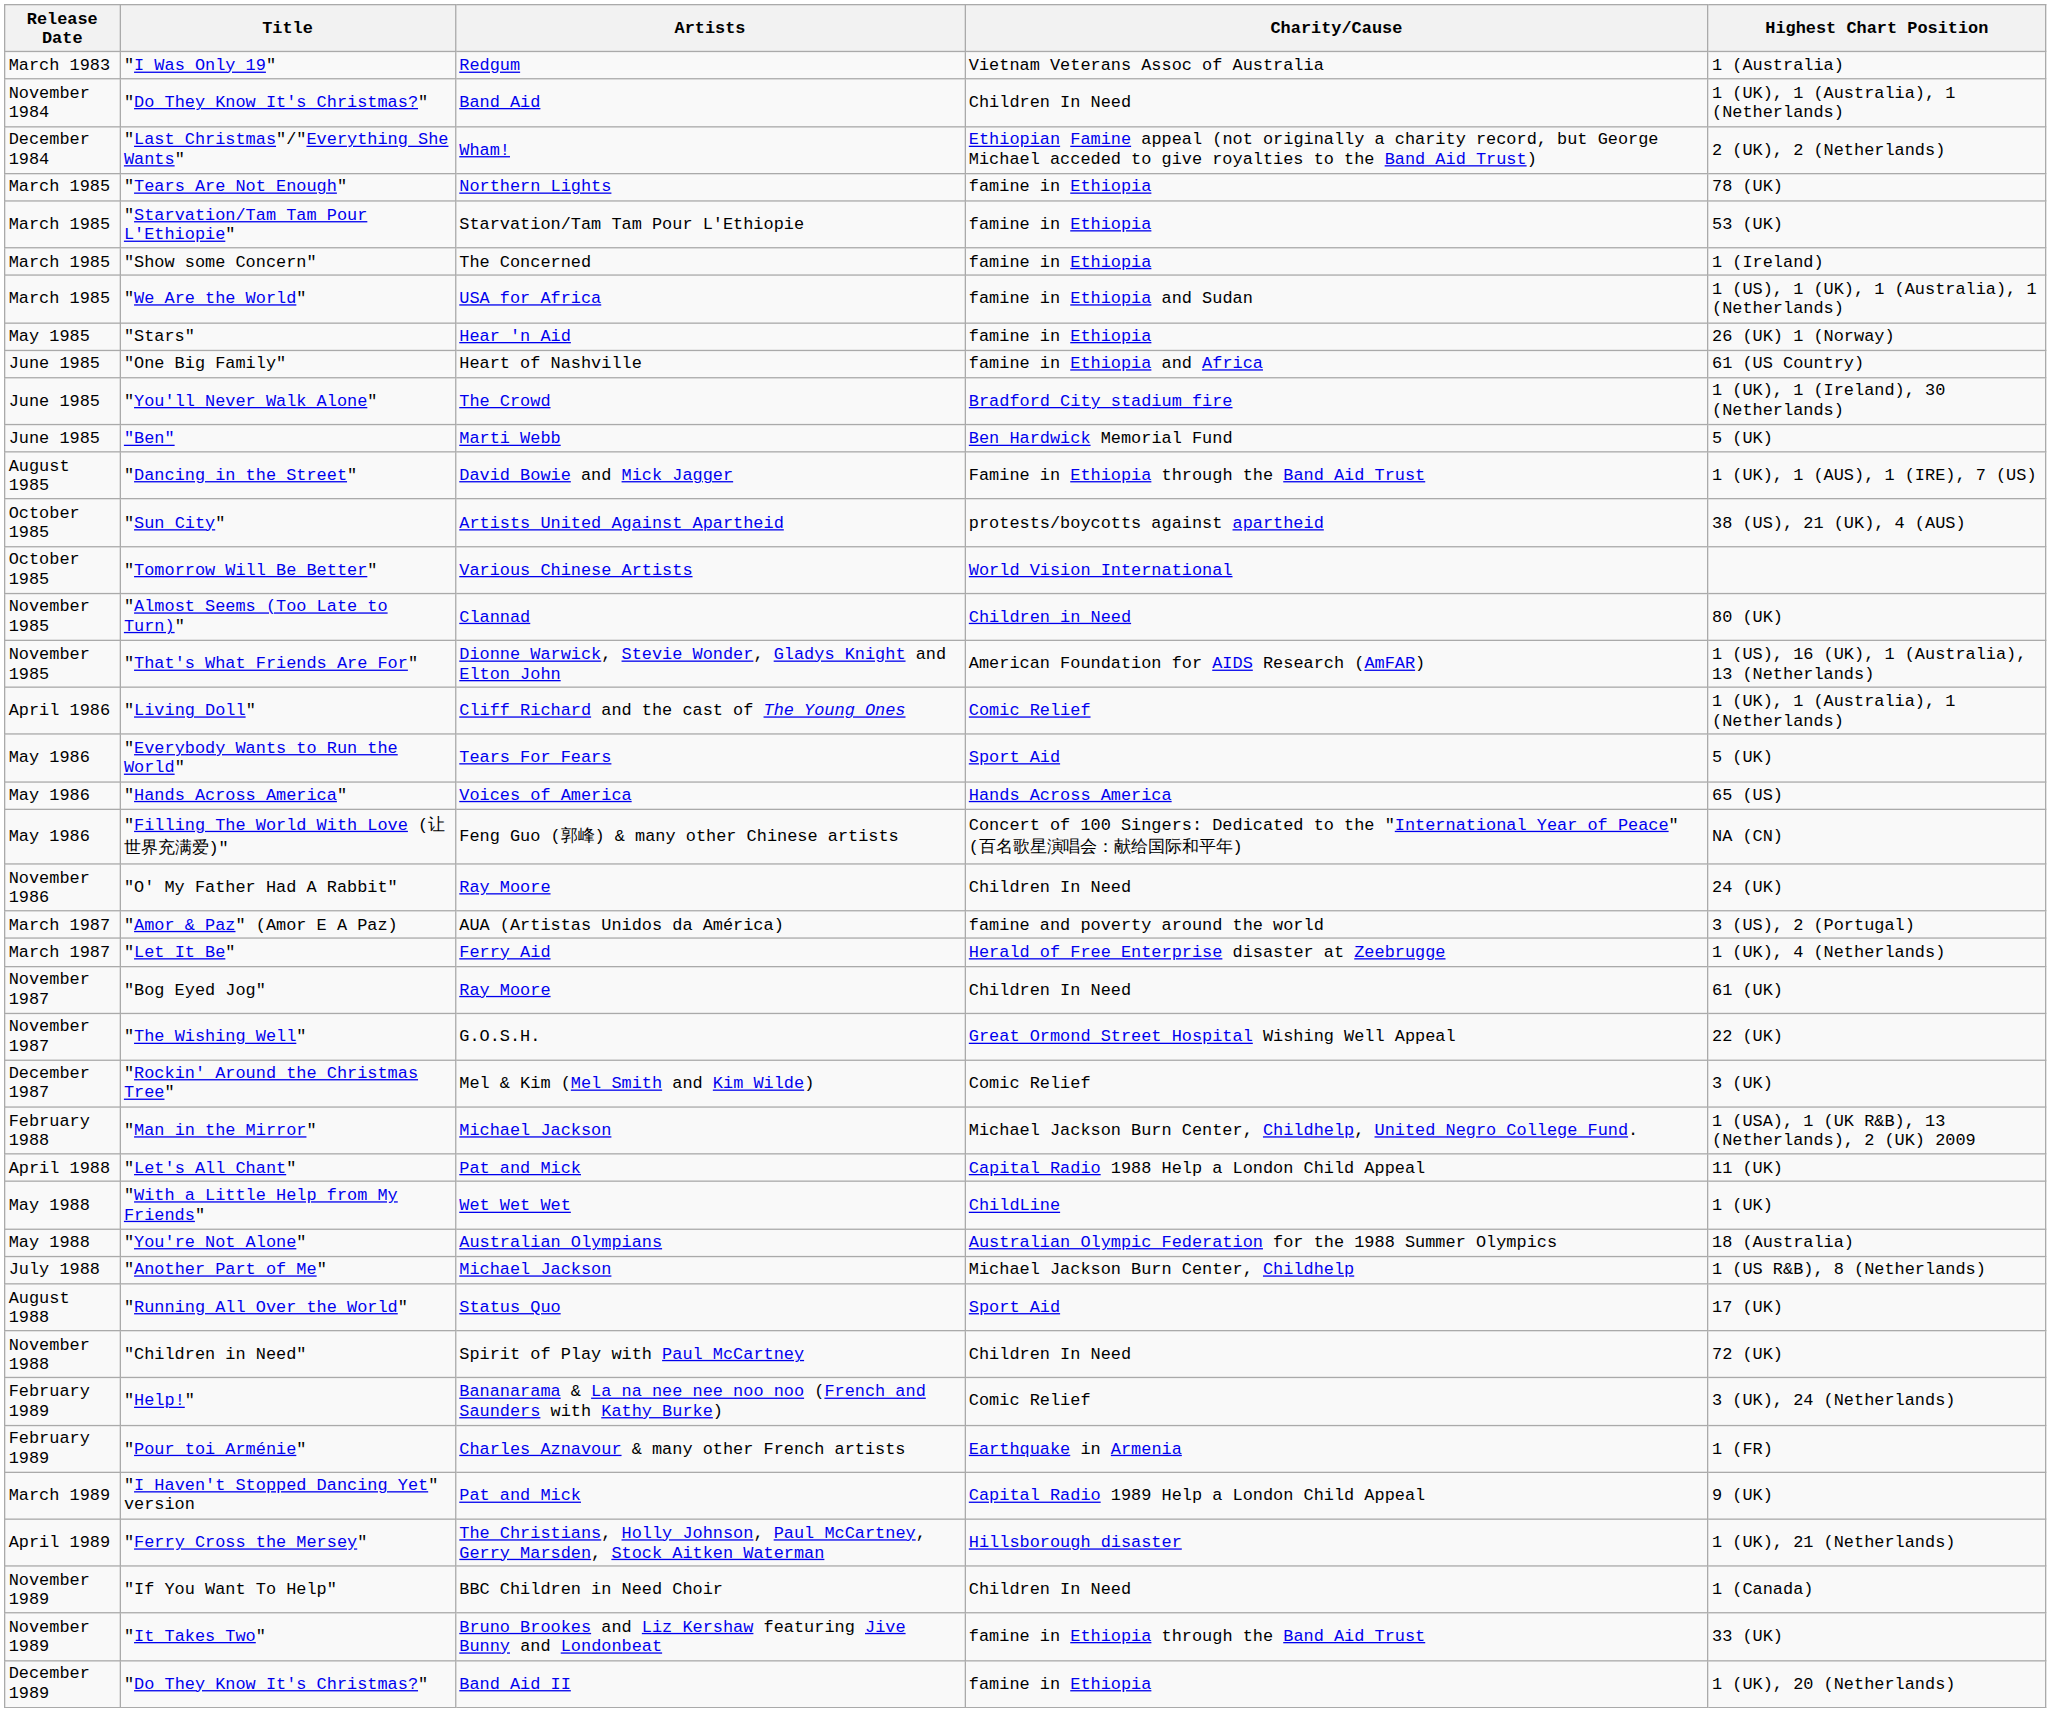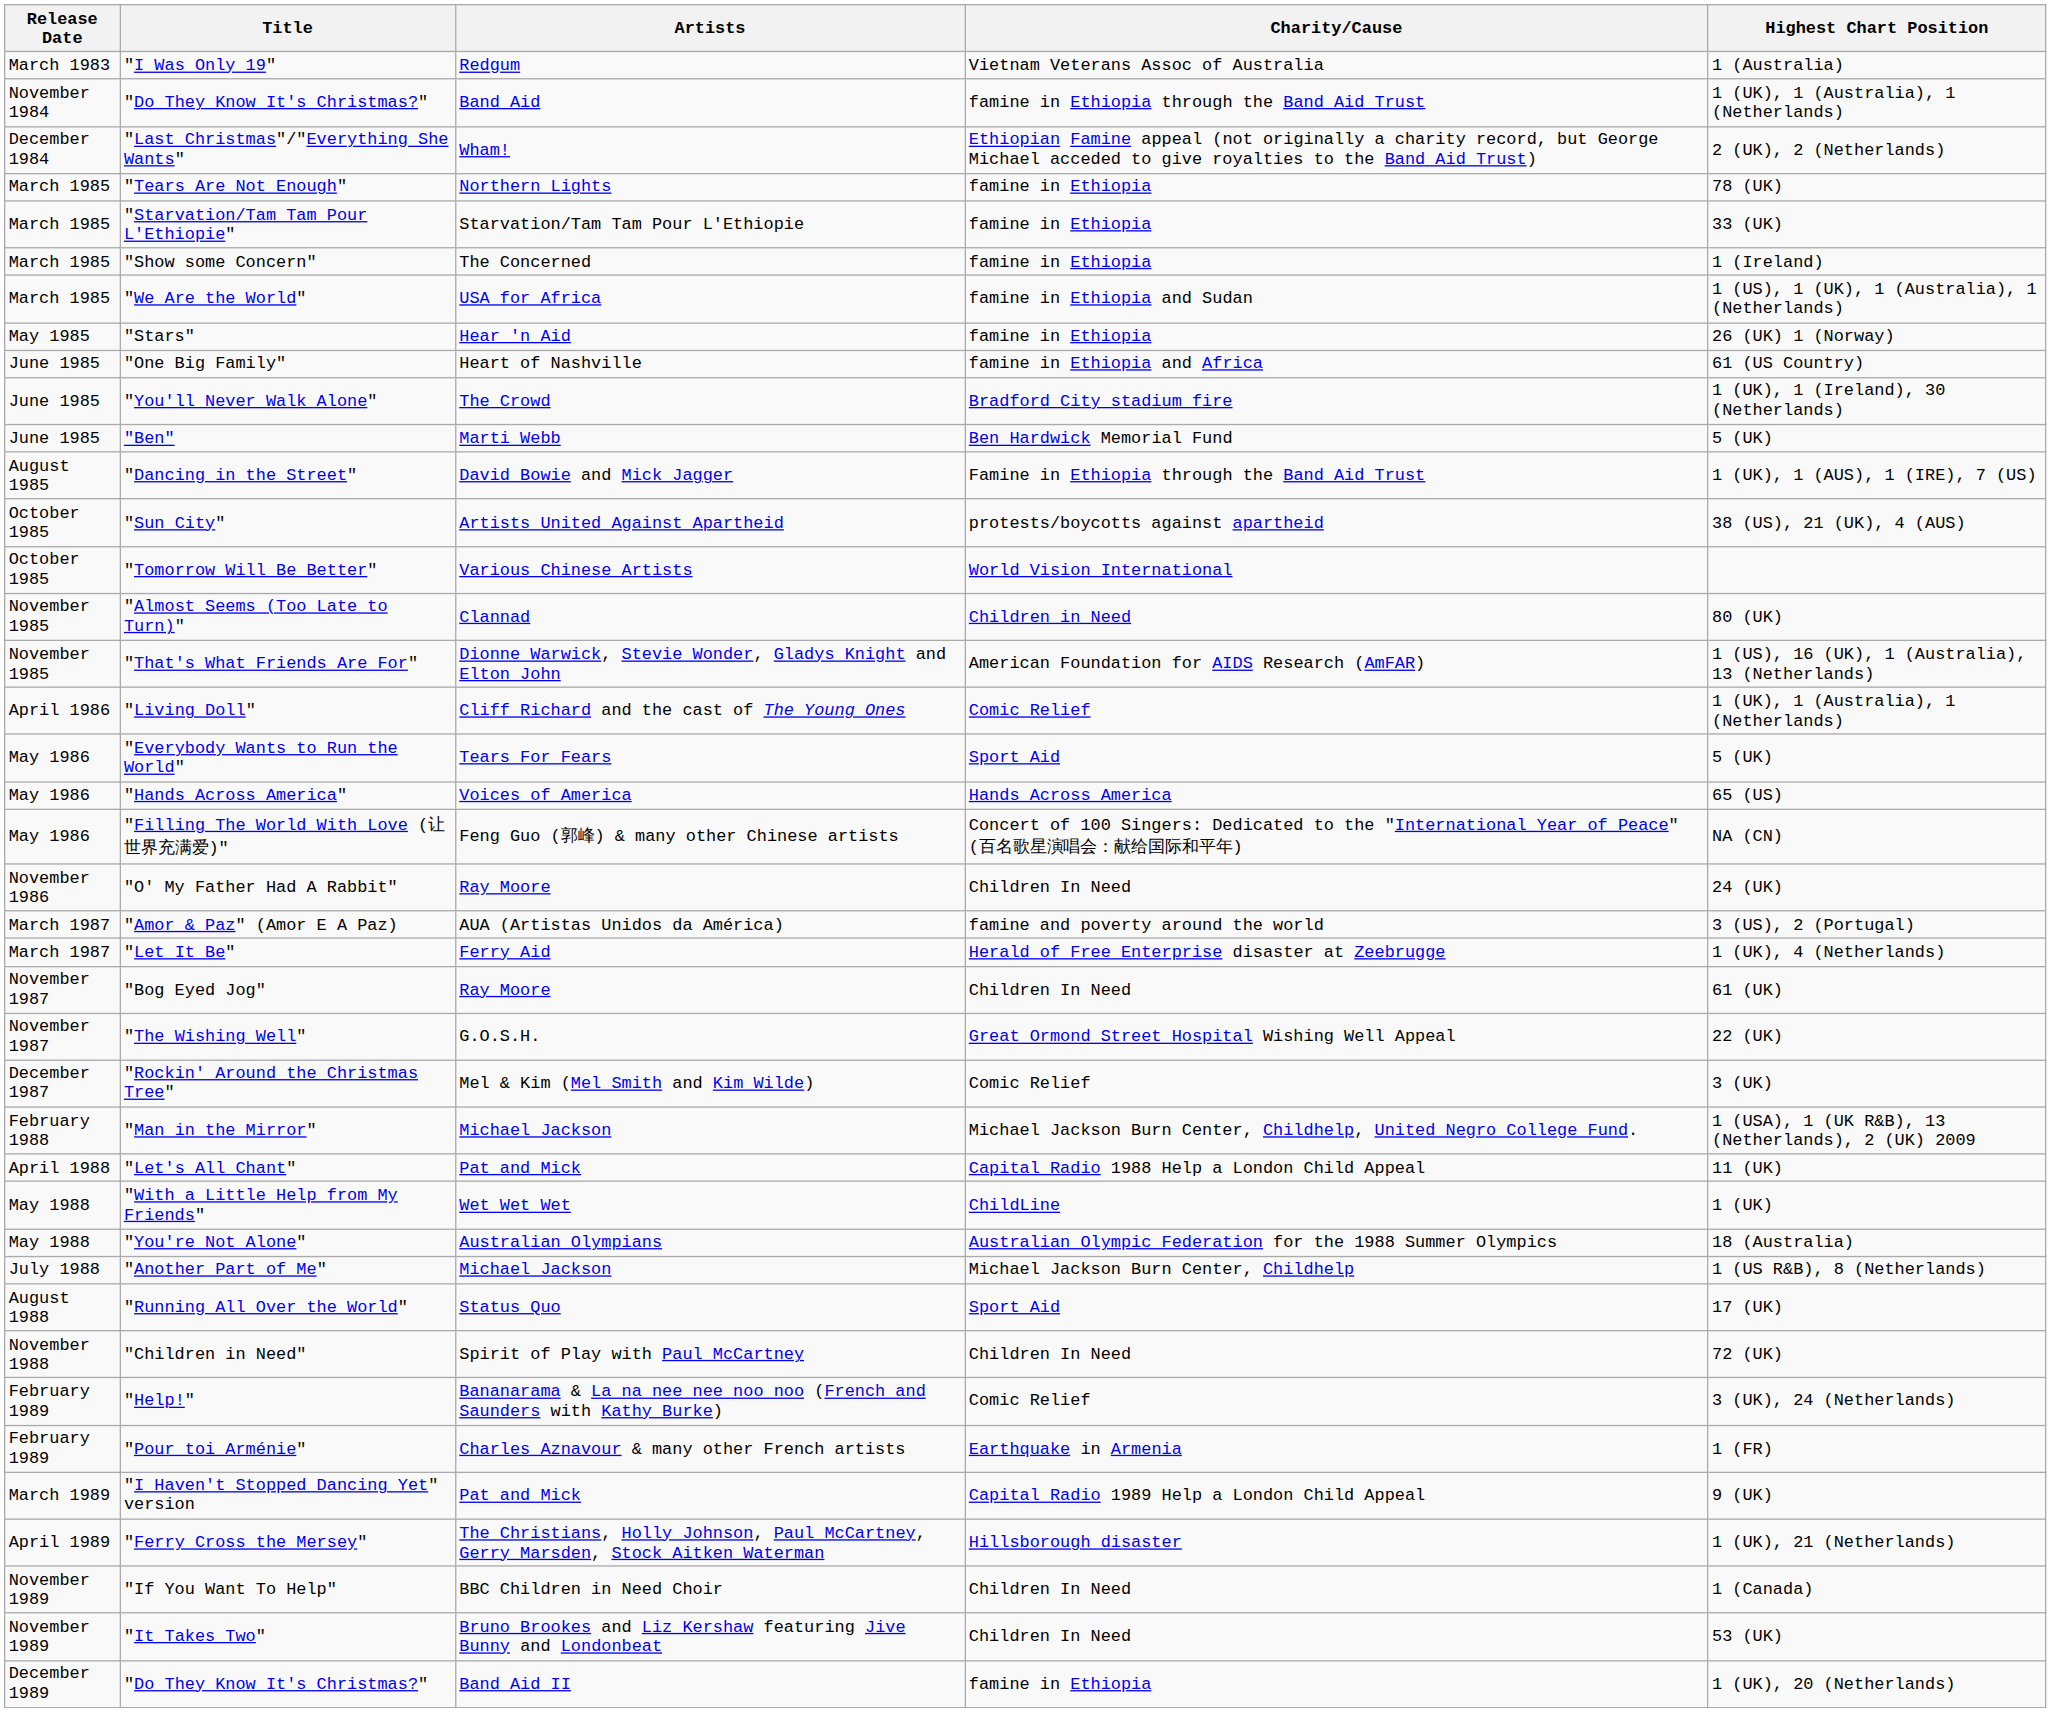(1050, 103) Children In Need -> (1197, 103) famine in Ethiopia through the Band Aid Trust
(1748, 224) 53 (UK) -> (1748, 224) 33 (UK)
(1197, 1637) famine in Ethiopia through the Band Aid Trust -> (1050, 1637) Children In Need
(1748, 1637) 33 (UK) -> (1748, 1637) 53 (UK)
